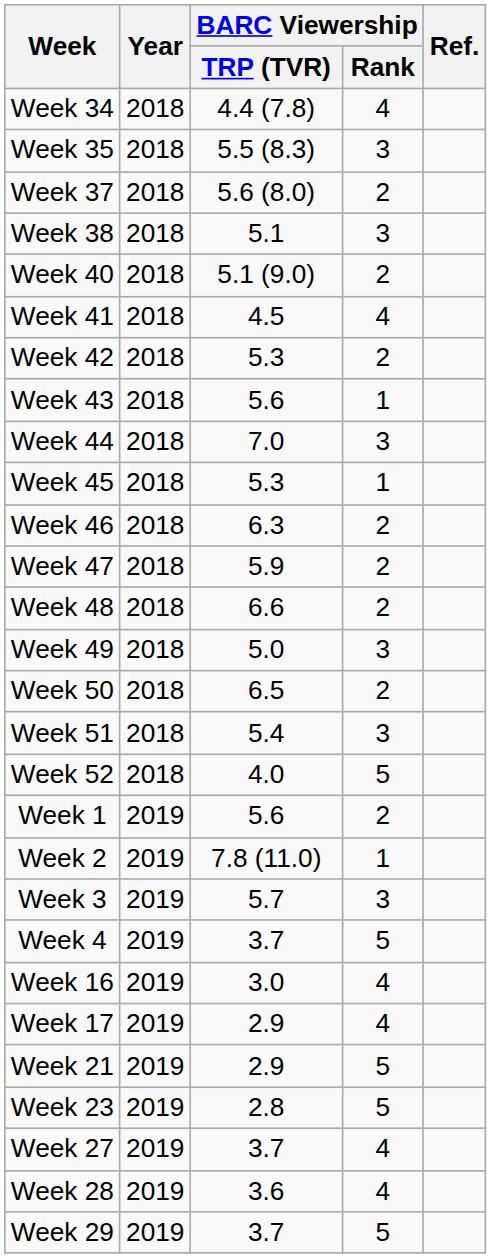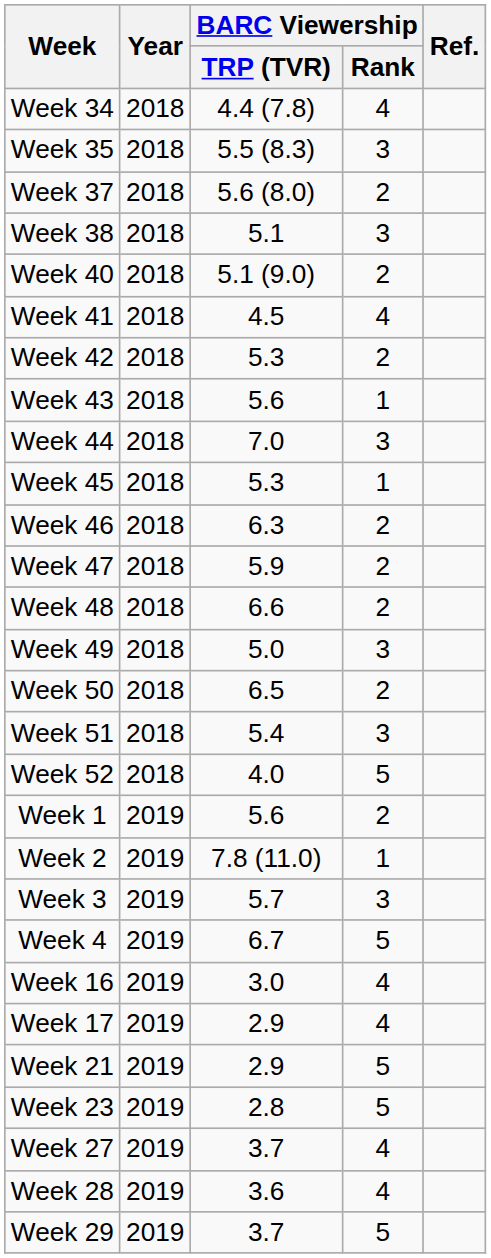(266, 940) 3.7 -> (266, 940) 6.7
